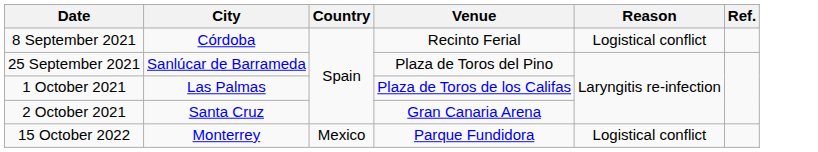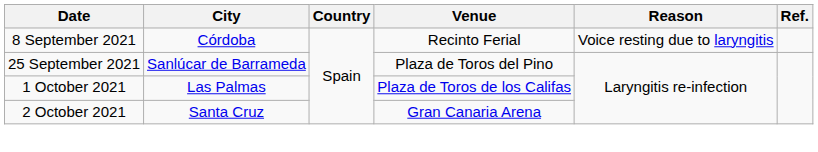(649, 40) Logistical conflict -> (676, 40) Voice resting due to laryngitis
- row: (74, 135)
